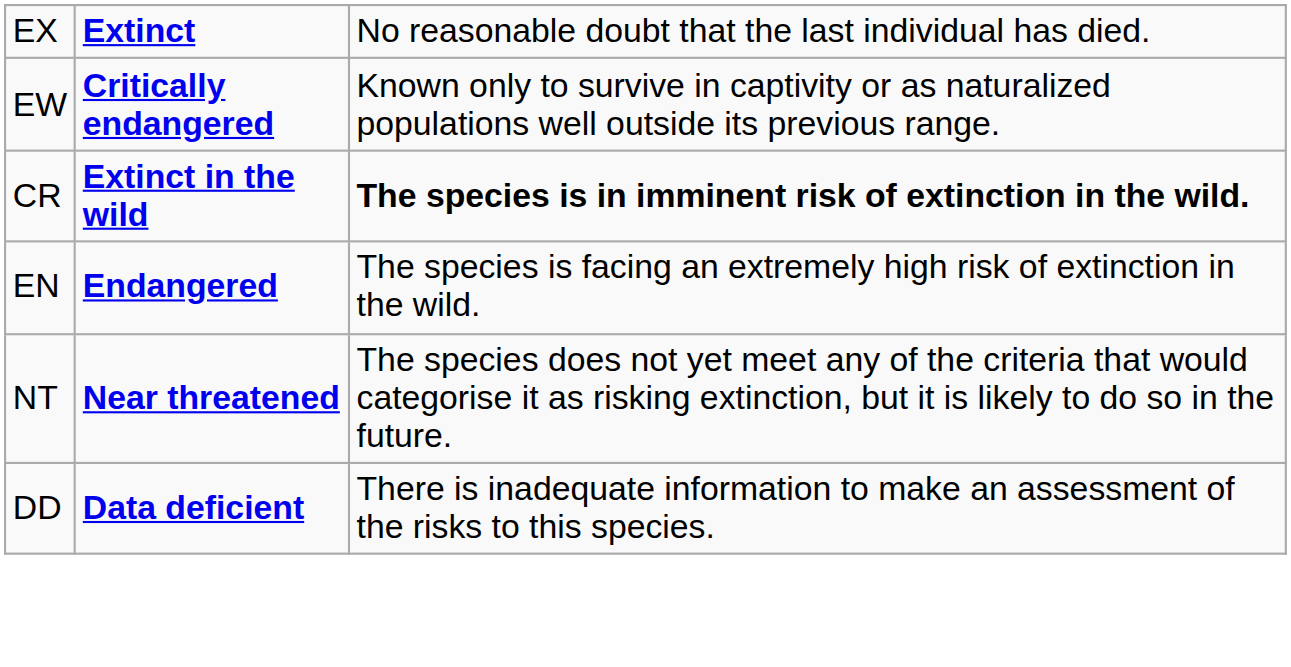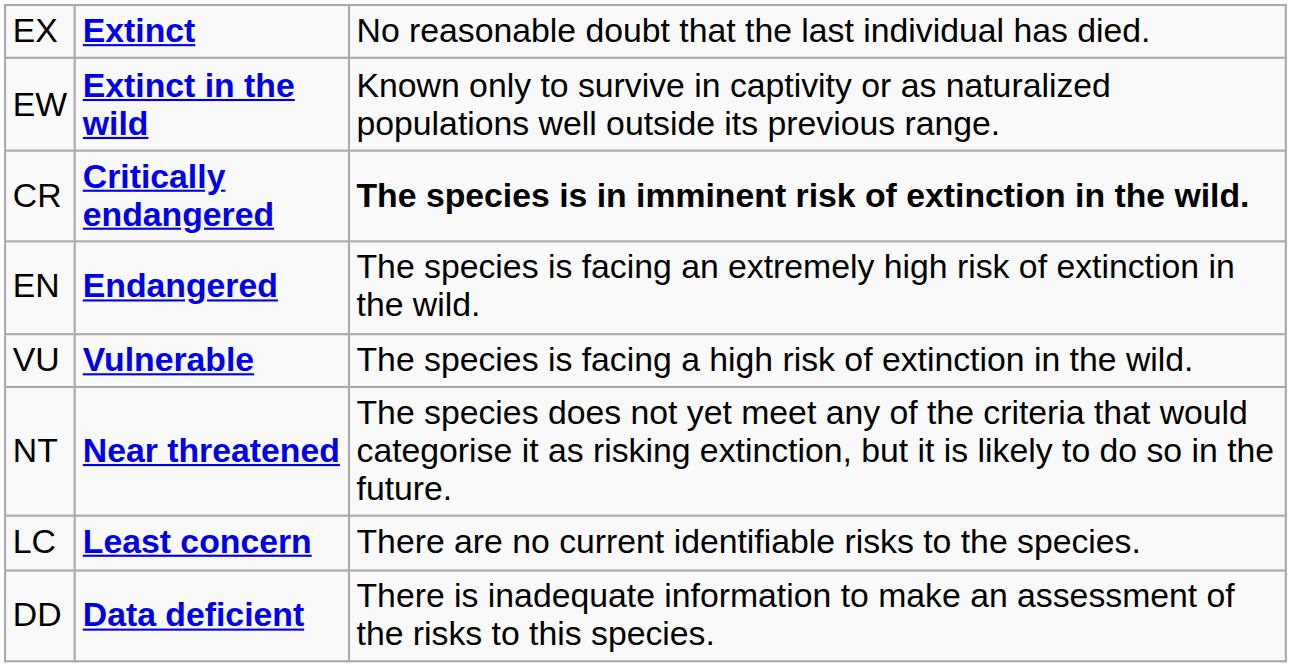(178, 103) Critically endangered -> (189, 103) Extinct in the wild
(189, 195) Extinct in the wild -> (178, 195) Critically endangered
+ row: (36, 359)
+ row: (34, 542)
